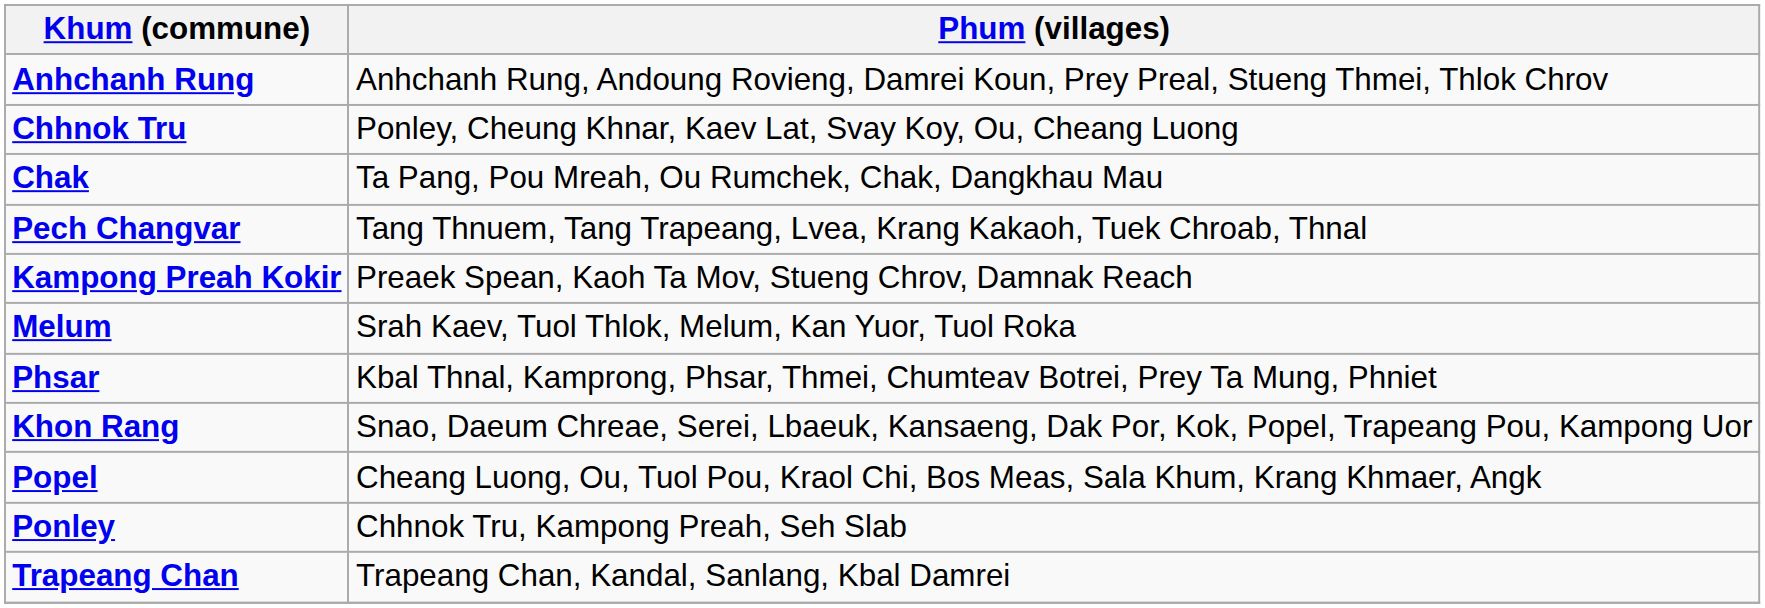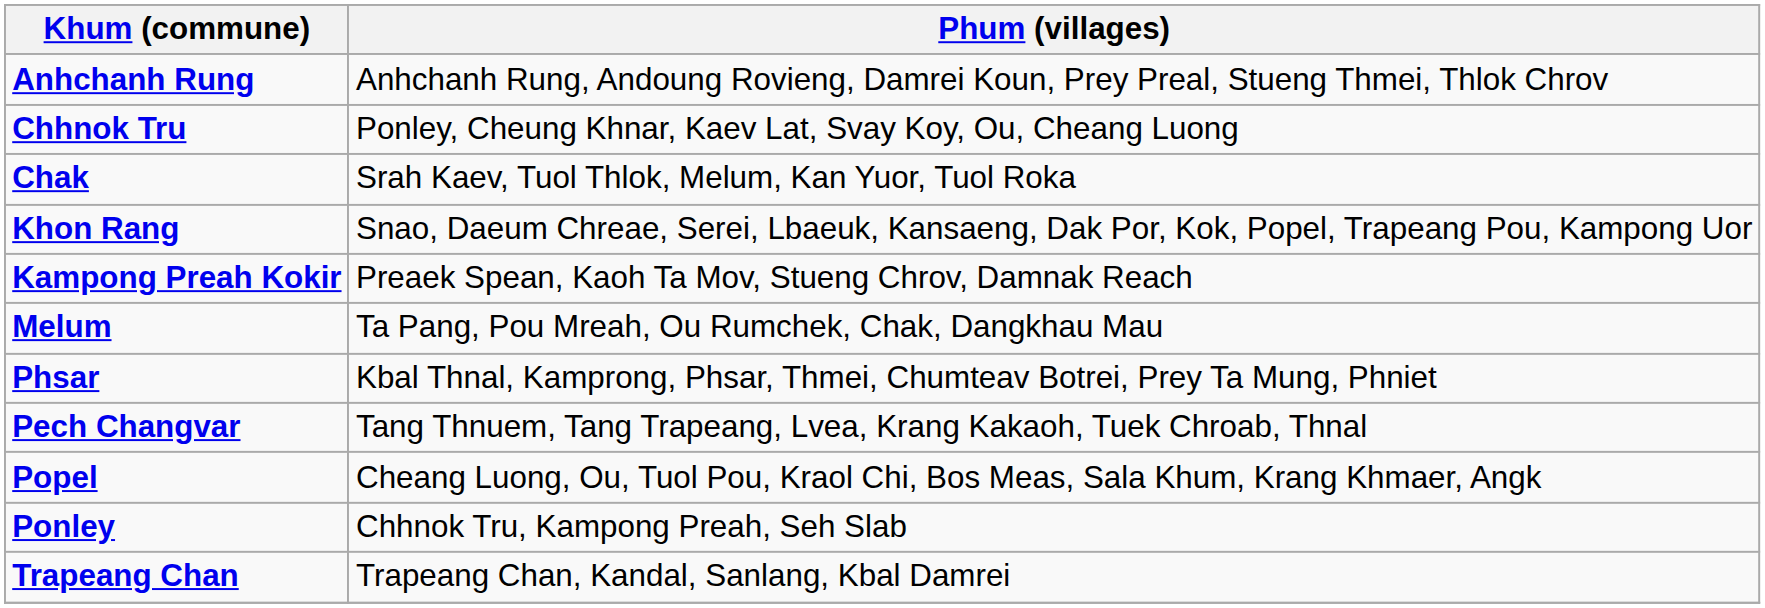(760, 178) Ta Pang, Pou Mreah, Ou Rumchek, Chak, Dangkhau Mau -> (716, 178) Srah Kaev, Tuol Thlok, Melum, Kan Yuor, Tuol Roka
rows swapped: (96, 427) <-> (126, 228)
(716, 327) Srah Kaev, Tuol Thlok, Melum, Kan Yuor, Tuol Roka -> (760, 327) Ta Pang, Pou Mreah, Ou Rumchek, Chak, Dangkhau Mau
